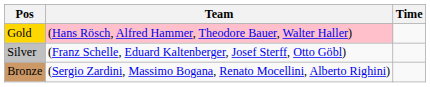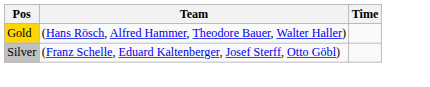(200, 33) pink background -> (194, 33) no background
- row: (25, 71)
